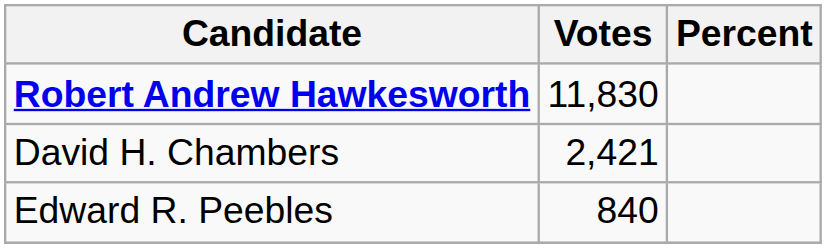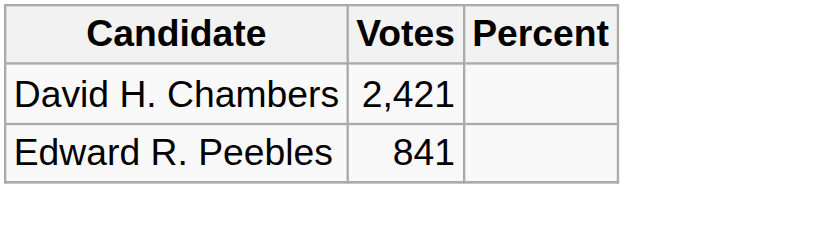- row: (272, 93)
(628, 211) 840 -> (424, 152) 841
